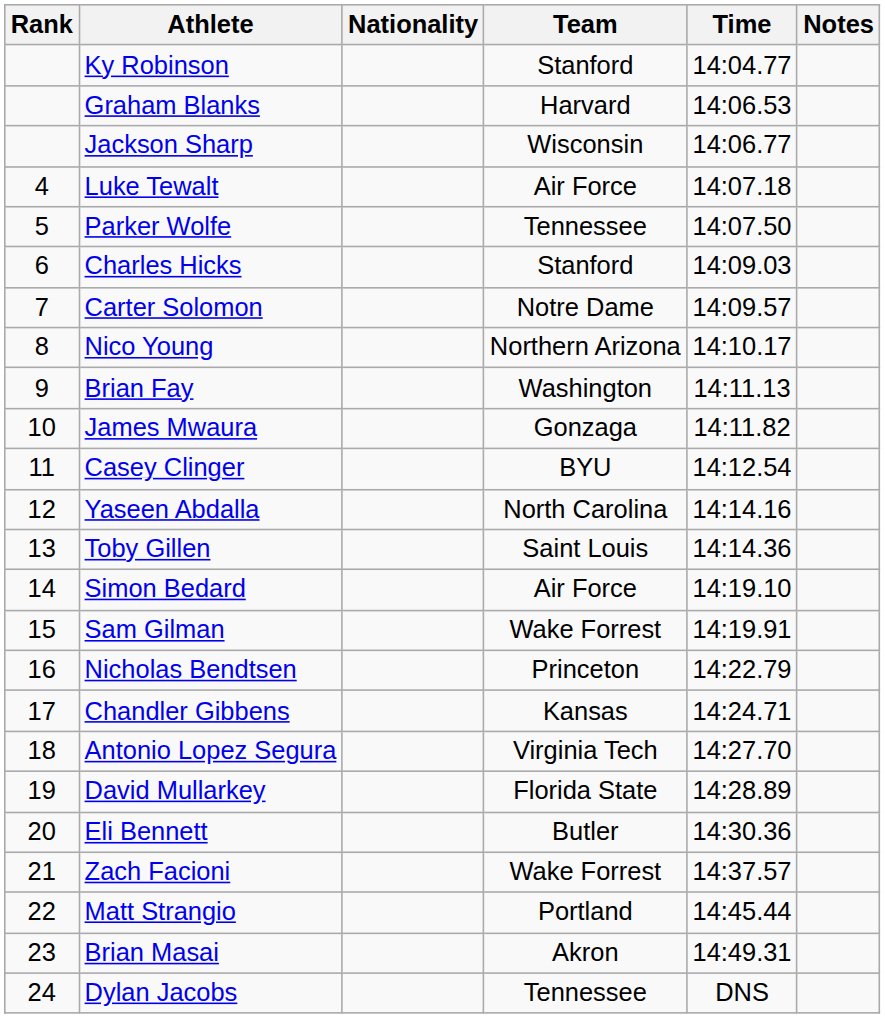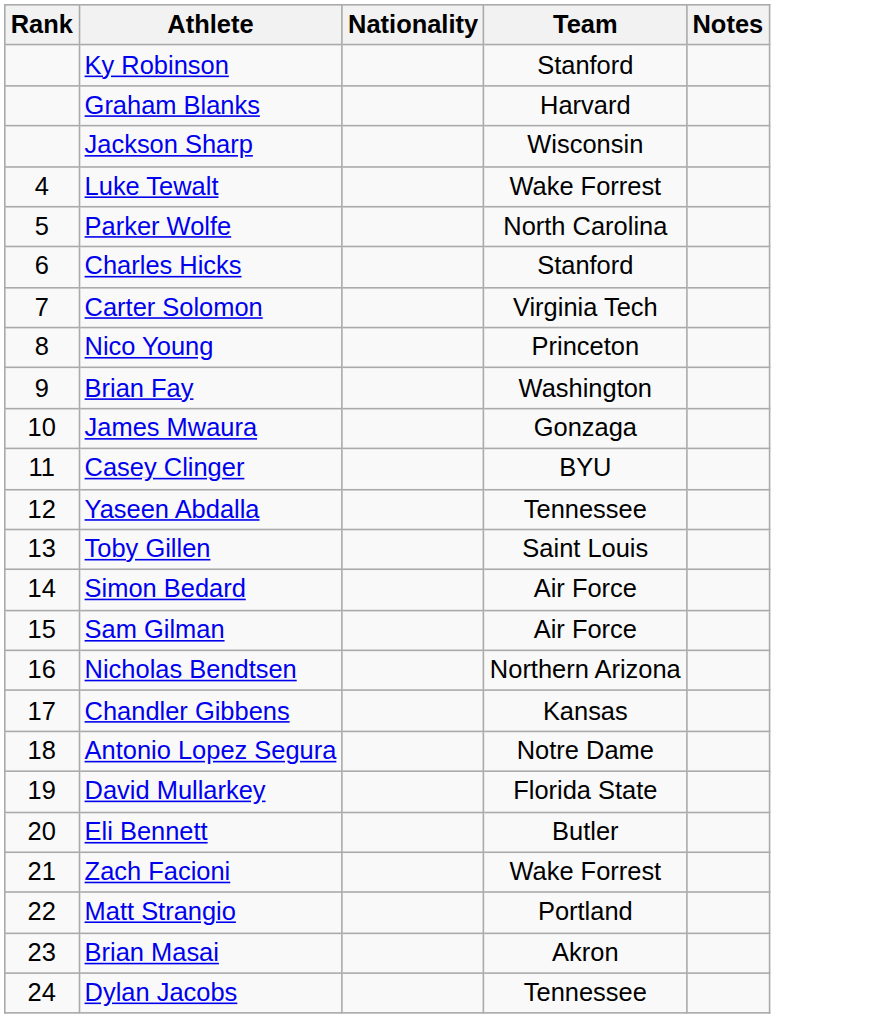- column: (742, 24)
(585, 186) Air Force -> (585, 186) Wake Forrest
(585, 226) Tennessee -> (585, 226) North Carolina
(585, 307) Notre Dame -> (585, 307) Virginia Tech
(585, 347) Northern Arizona -> (585, 347) Princeton
(585, 508) North Carolina -> (585, 508) Tennessee
(585, 629) Wake Forrest -> (585, 629) Air Force
(585, 670) Princeton -> (585, 670) Northern Arizona
(585, 750) Virginia Tech -> (585, 750) Notre Dame
